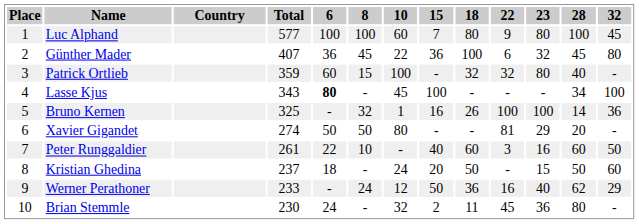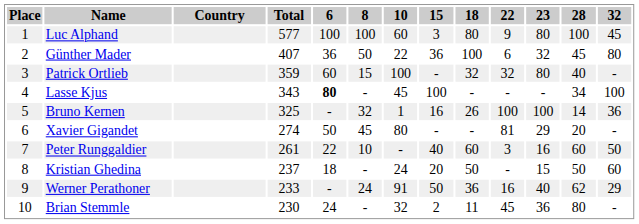(436, 35) 7 -> (436, 35) 3
(365, 54) 45 -> (365, 54) 50
(365, 131) 50 -> (365, 131) 45
(401, 188) 12 -> (401, 188) 91
